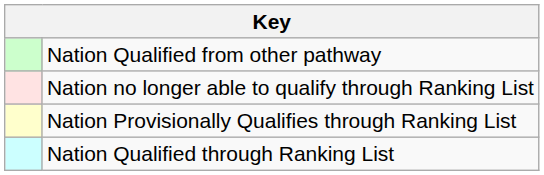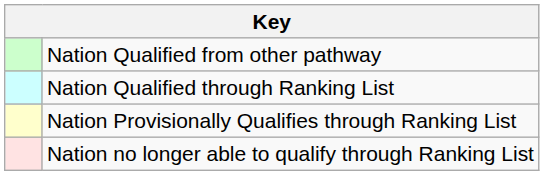rows swapped: (221, 154) <-> (290, 88)
